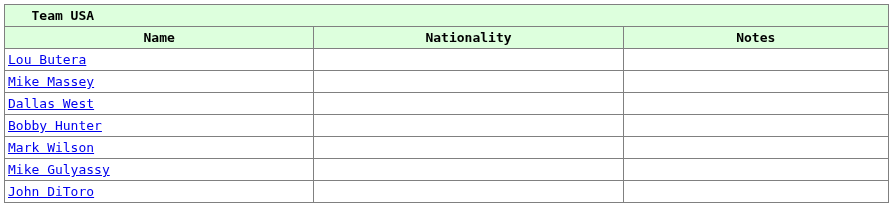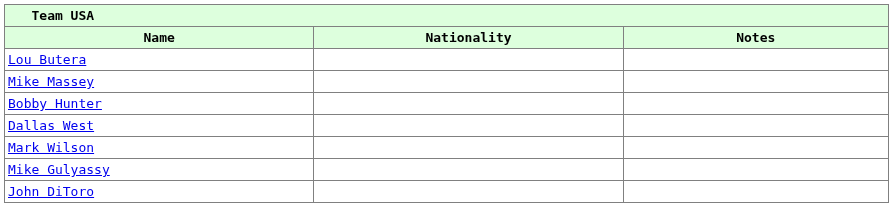rows swapped: (55, 126) <-> (51, 104)
